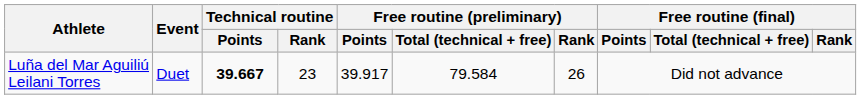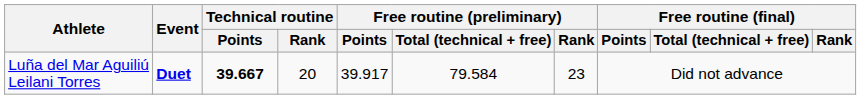(173, 74) normal -> (174, 74) bold
(307, 74) 23 -> (307, 74) 20
(576, 74) 26 -> (576, 74) 23
